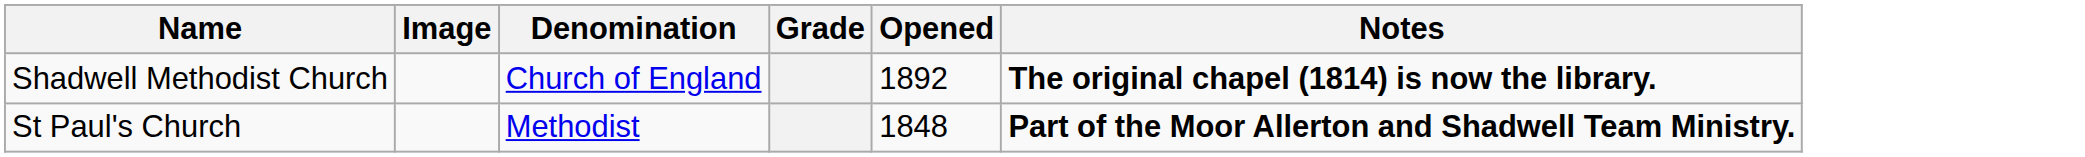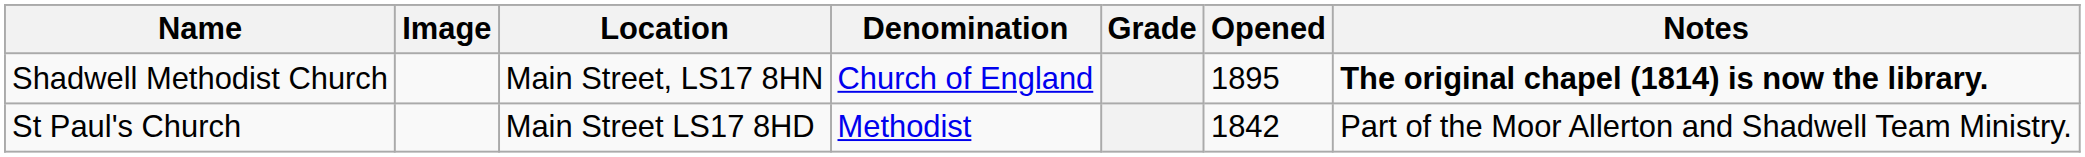+ column: (664, 28)
(914, 77) 1892 -> (1245, 77) 1895
(914, 126) 1848 -> (1245, 126) 1842
(1402, 126) bold -> (1706, 126) normal
